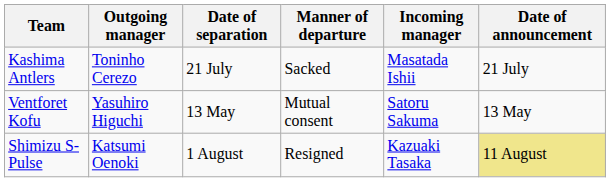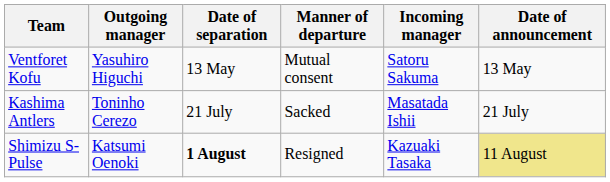rows swapped: (38, 111) <-> (36, 68)
(215, 154) normal -> (216, 154) bold
